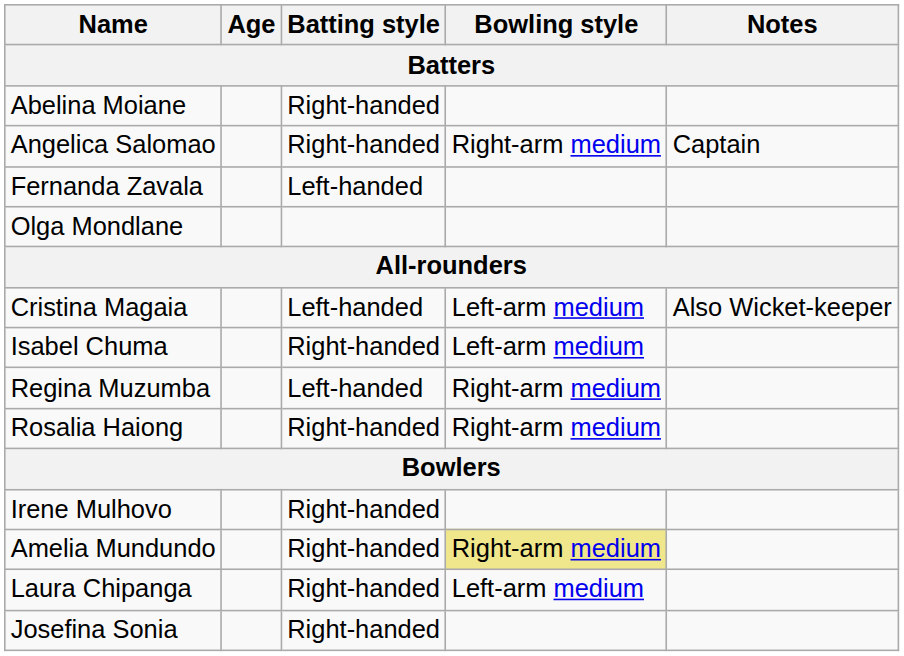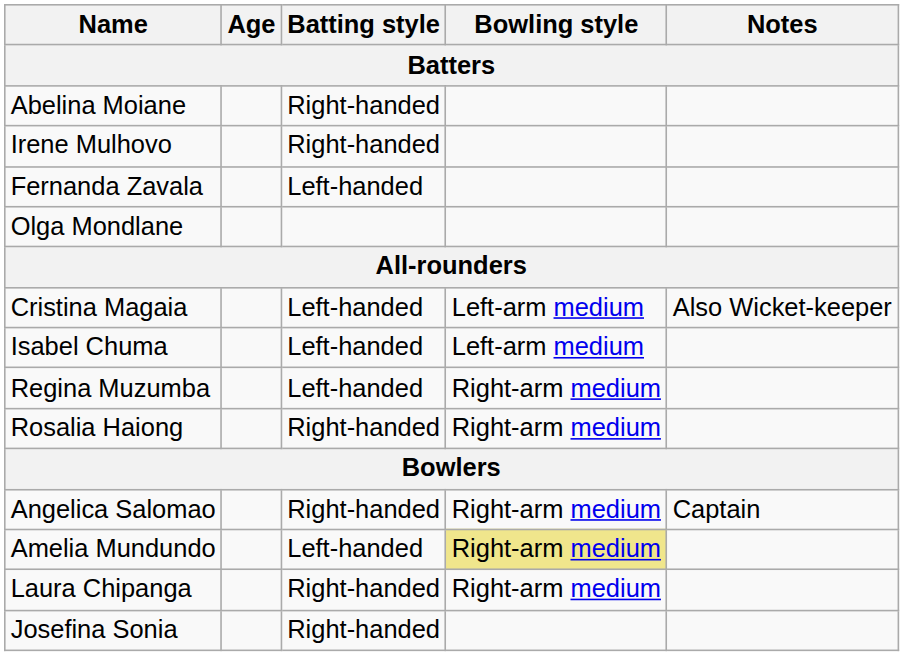rows swapped: (91, 508) <-> (113, 145)
(364, 347) Right-handed -> (355, 347) Left-handed
(364, 549) Right-handed -> (355, 549) Left-handed
(548, 589) Left-arm medium -> (556, 589) Right-arm medium
